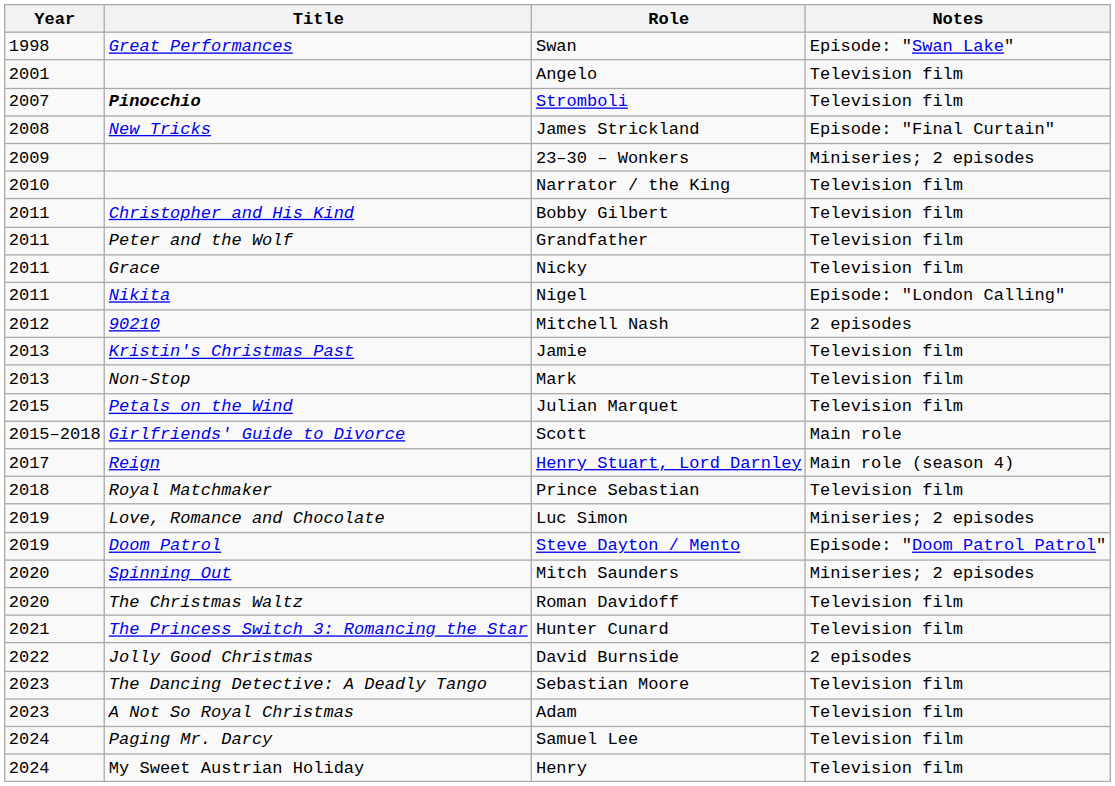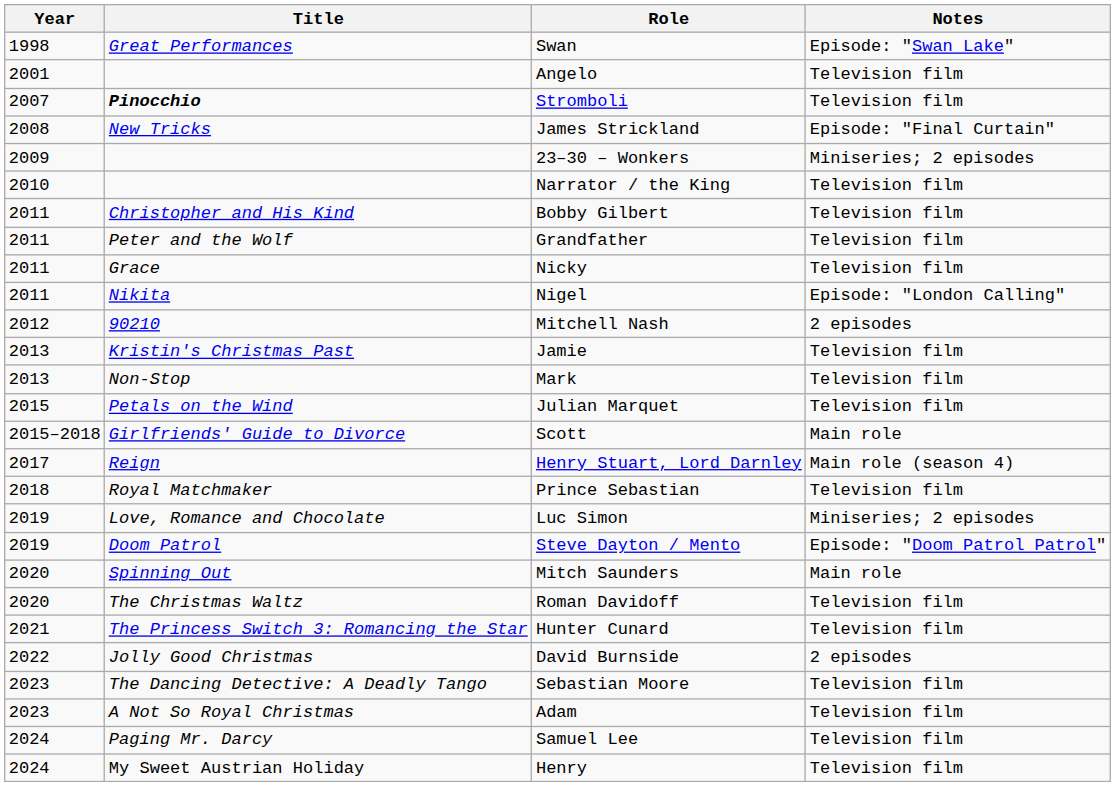(922, 574) Miniseries; 2 episodes -> (856, 574) Main role
